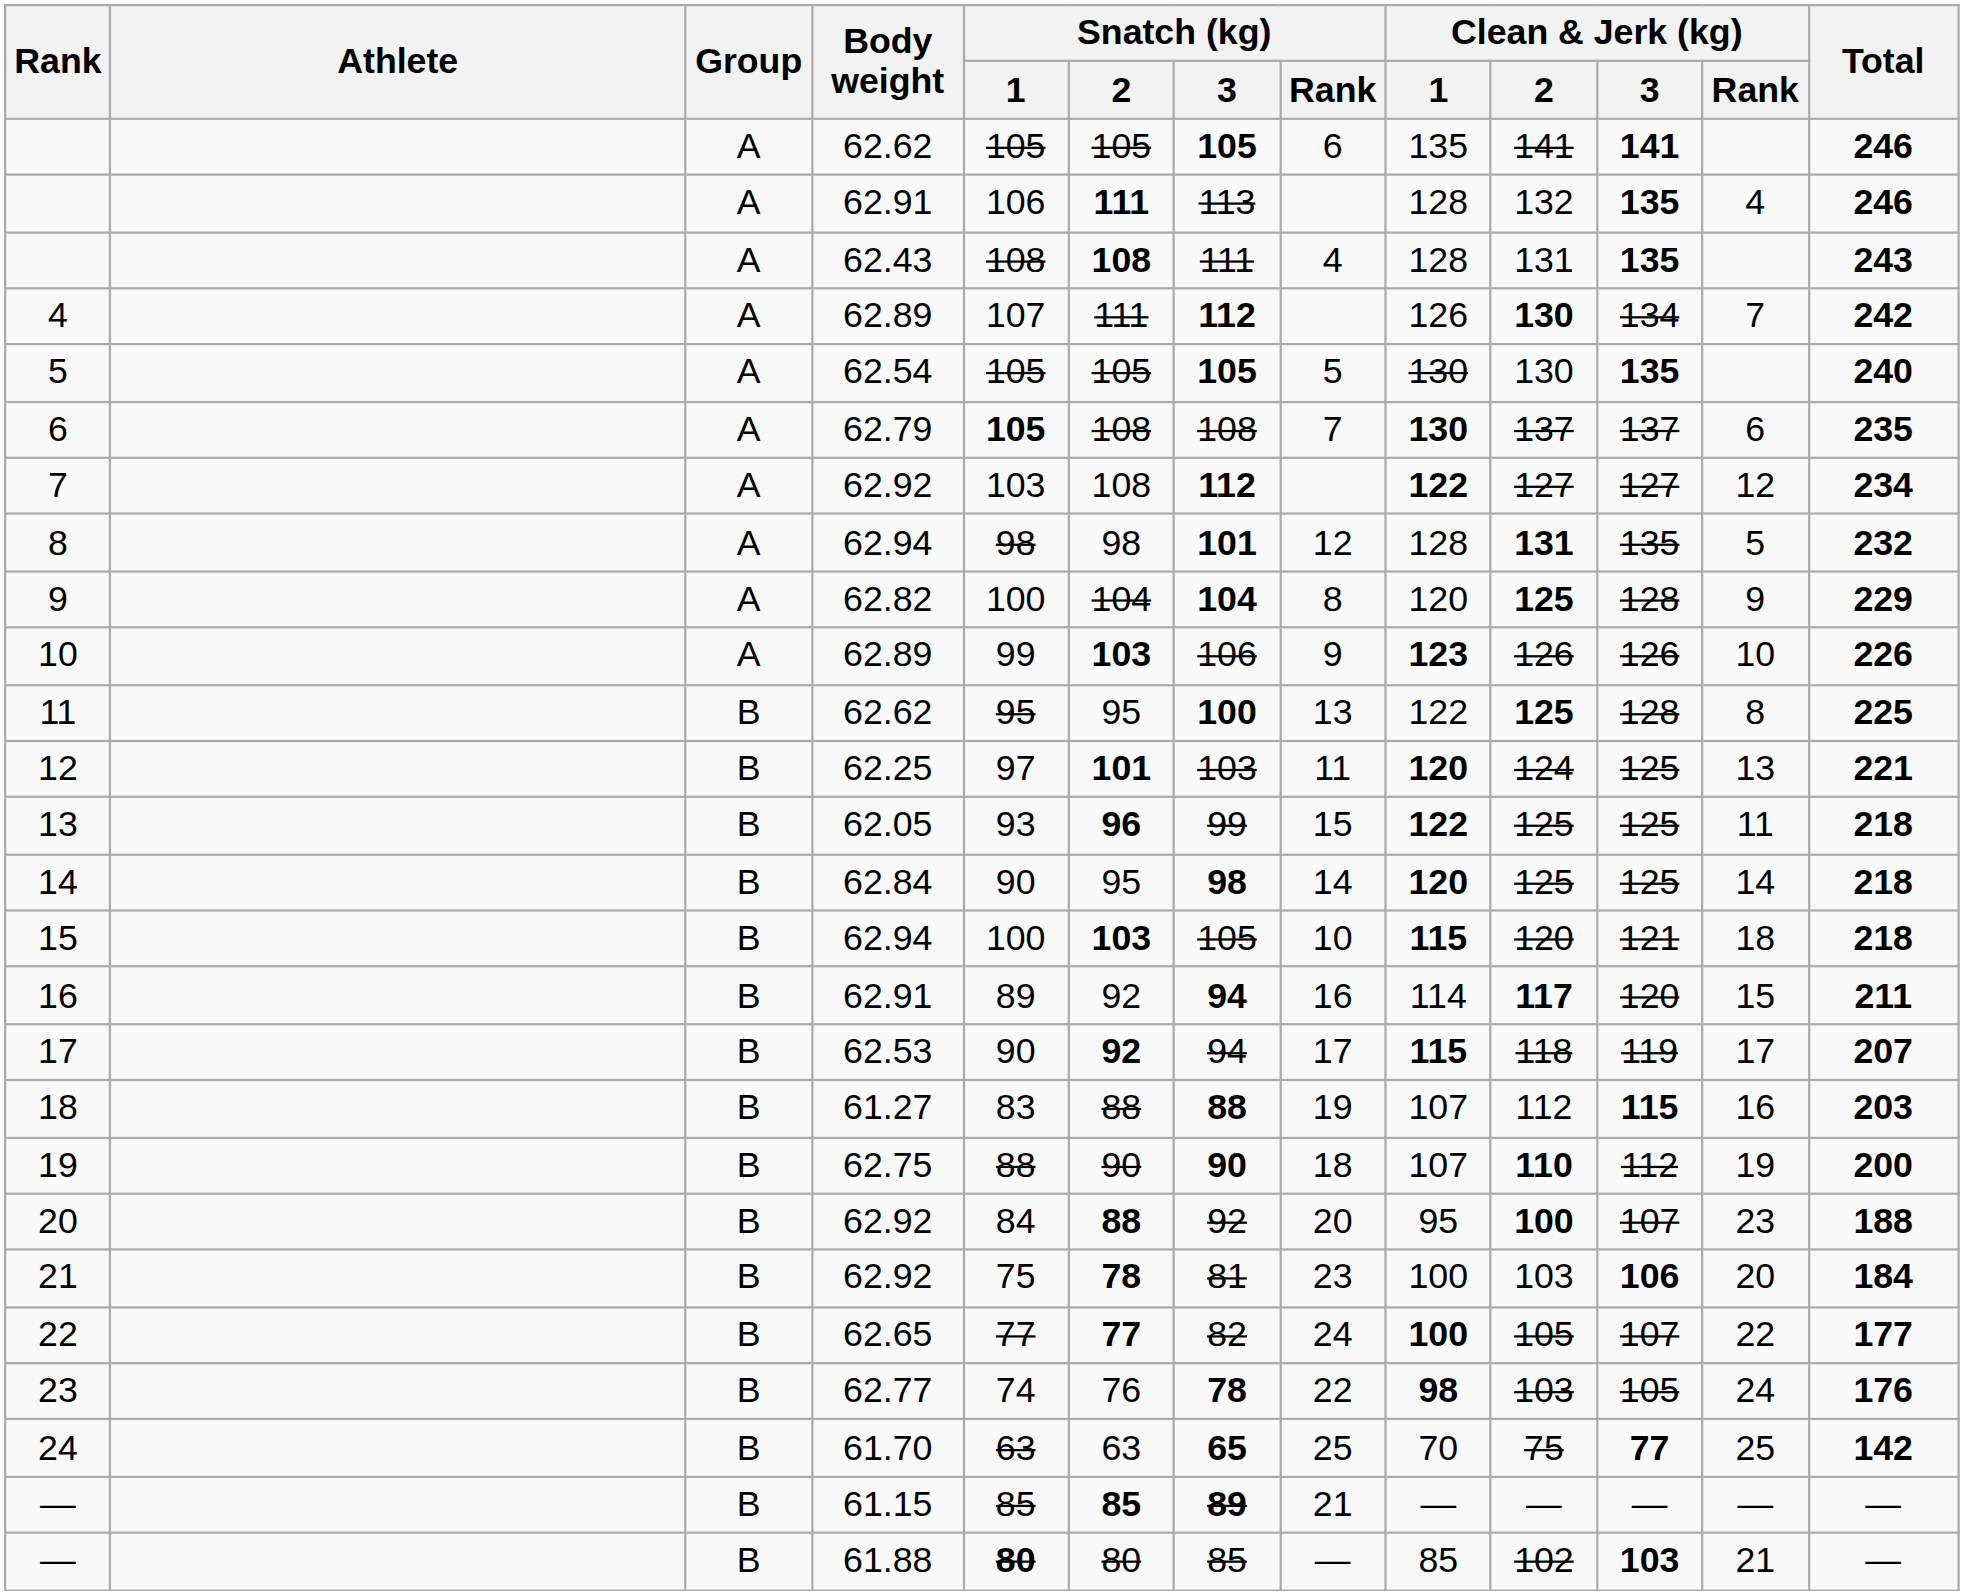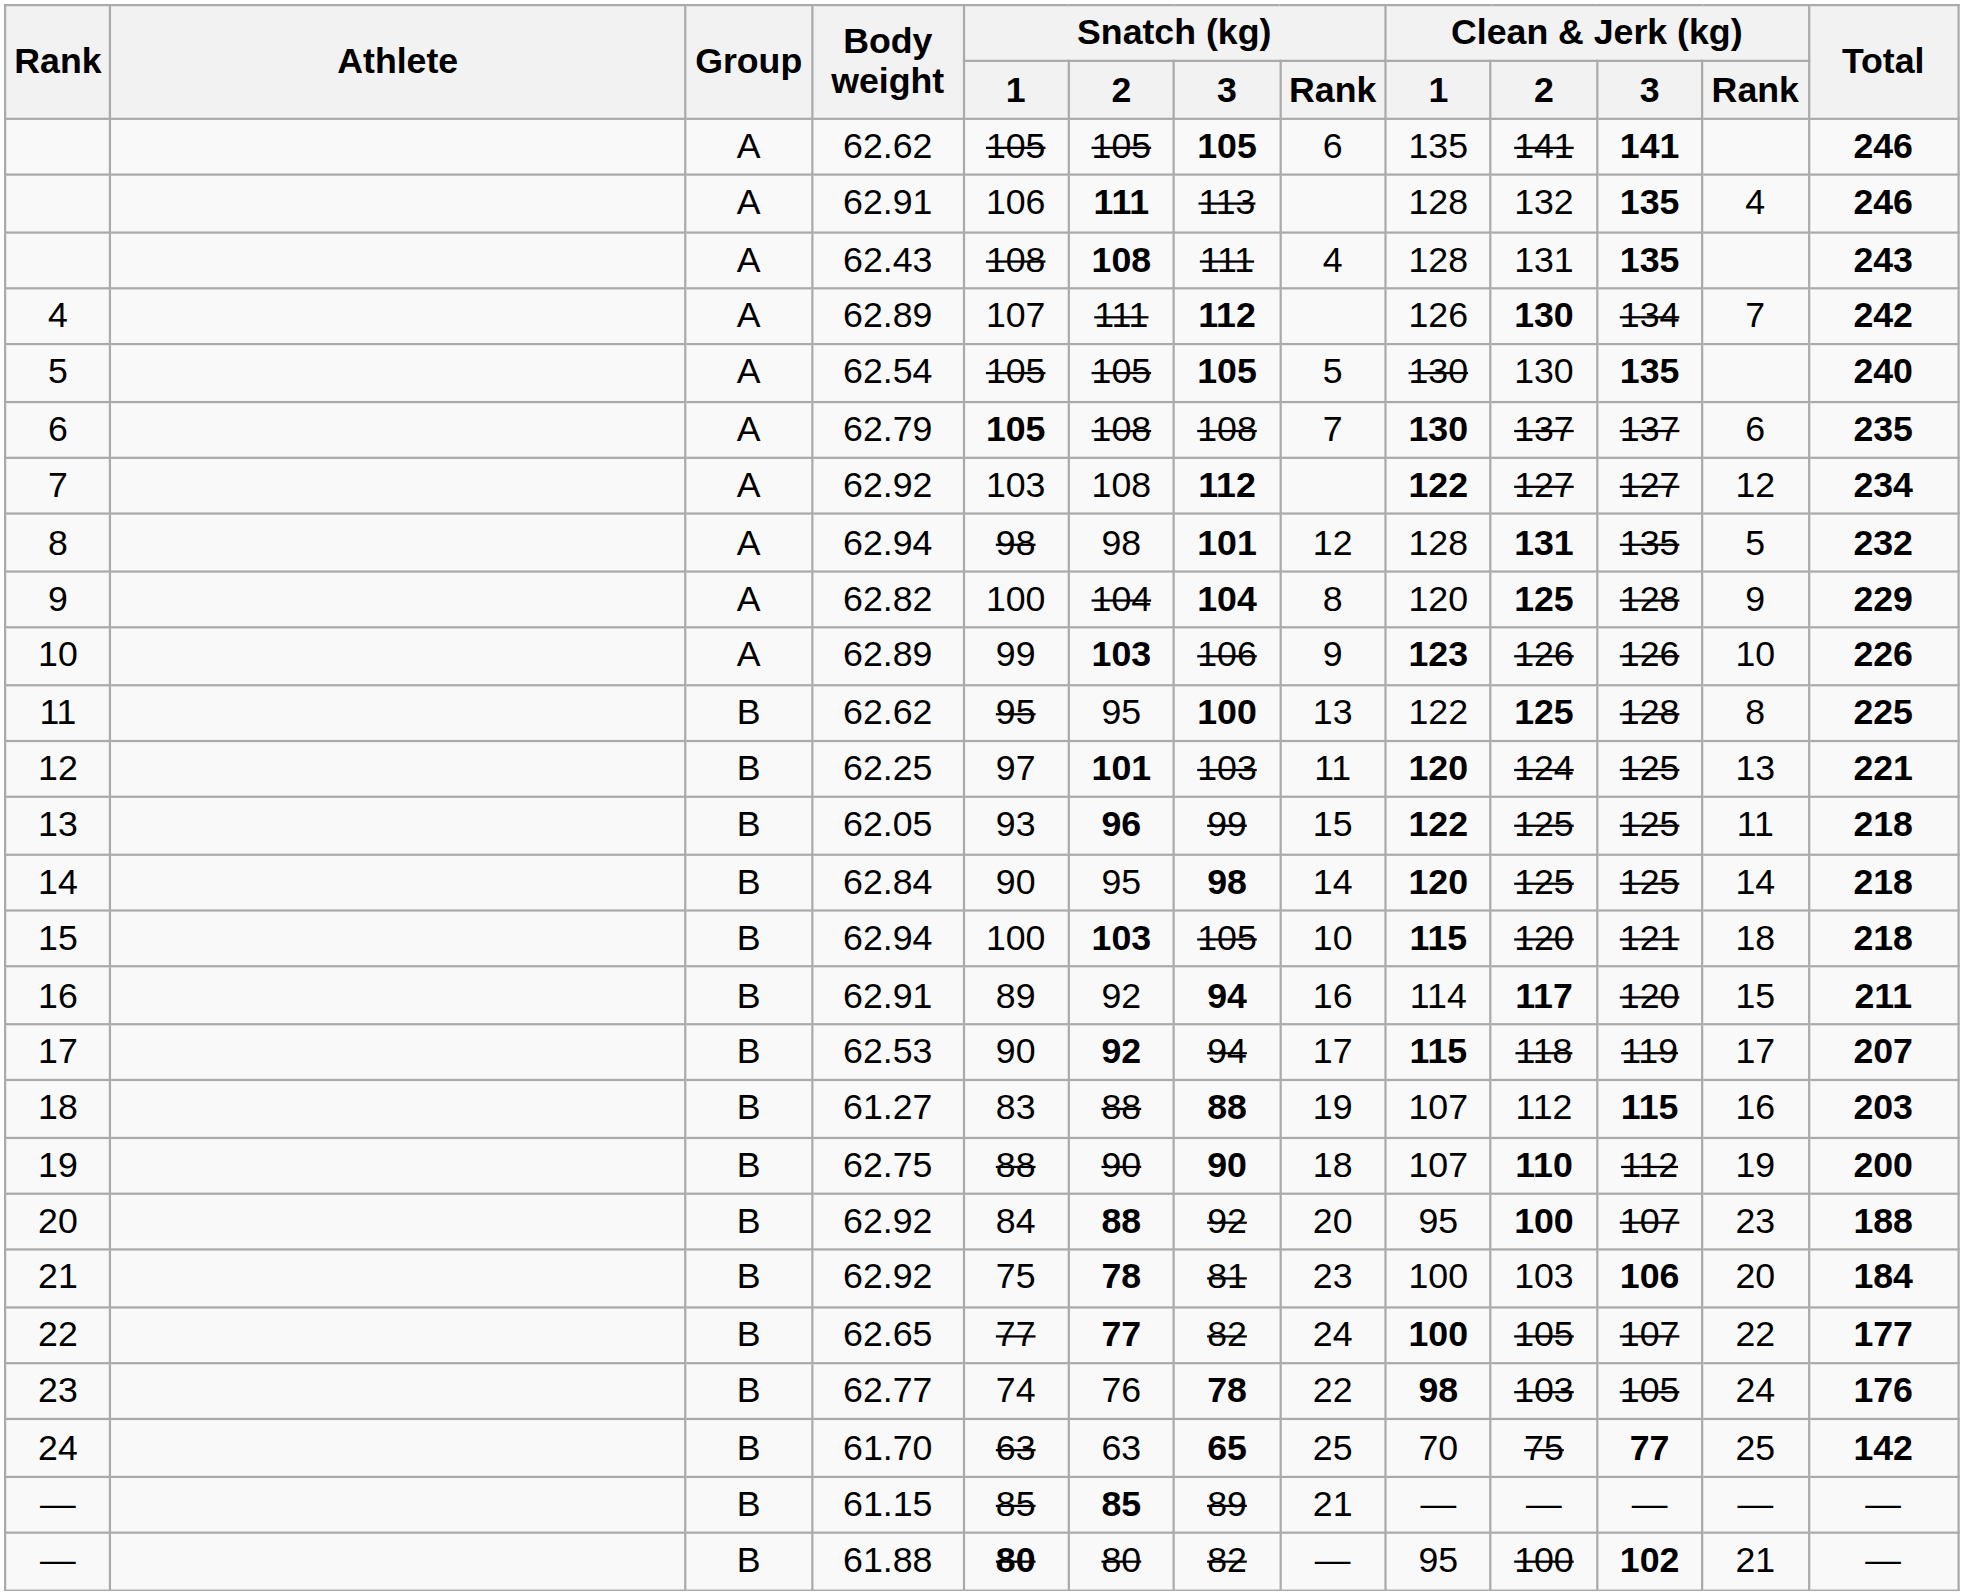(1227, 1504) bold -> (1227, 1504) normal
(1227, 1560) 85 -> (1227, 1560) 82
(1438, 1560) 85 -> (1438, 1560) 95
(1544, 1560) 102 -> (1544, 1560) 100
(1650, 1560) 103 -> (1650, 1560) 102
